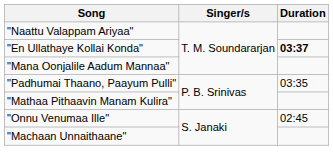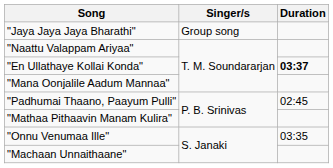+ row: (71, 31)
(294, 84) 03:35 -> (294, 101) 02:45
(294, 119) 02:45 -> (294, 136) 03:35
